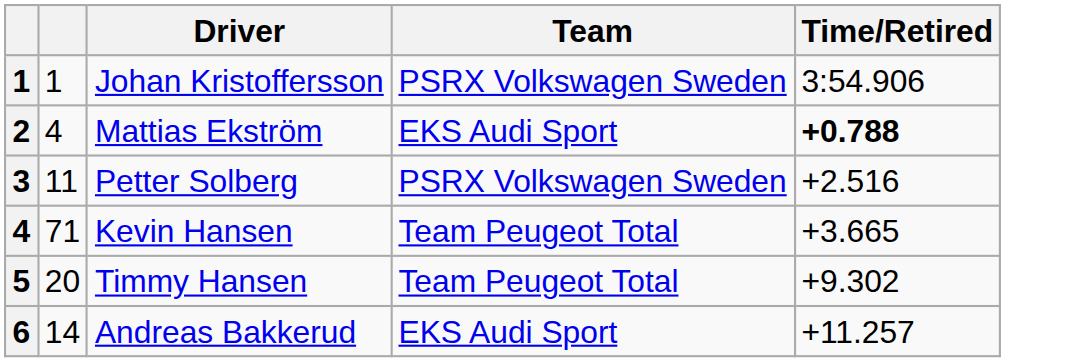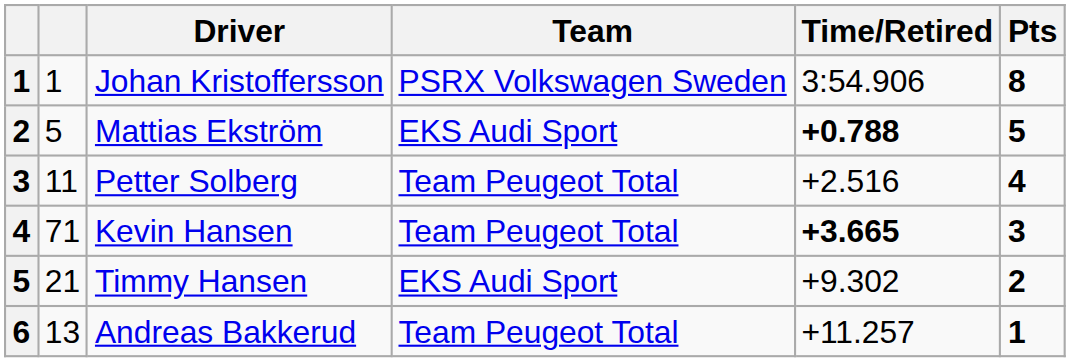+ column: (1033, 30)
(54, 131) 4 -> (54, 131) 5
(593, 181) PSRX Volkswagen Sweden -> (538, 181) Team Peugeot Total
(850, 232) normal -> (850, 232) bold
(63, 282) 20 -> (63, 282) 21
(538, 282) Team Peugeot Total -> (508, 282) EKS Audi Sport
(63, 332) 14 -> (63, 332) 13
(508, 332) EKS Audi Sport -> (538, 332) Team Peugeot Total
